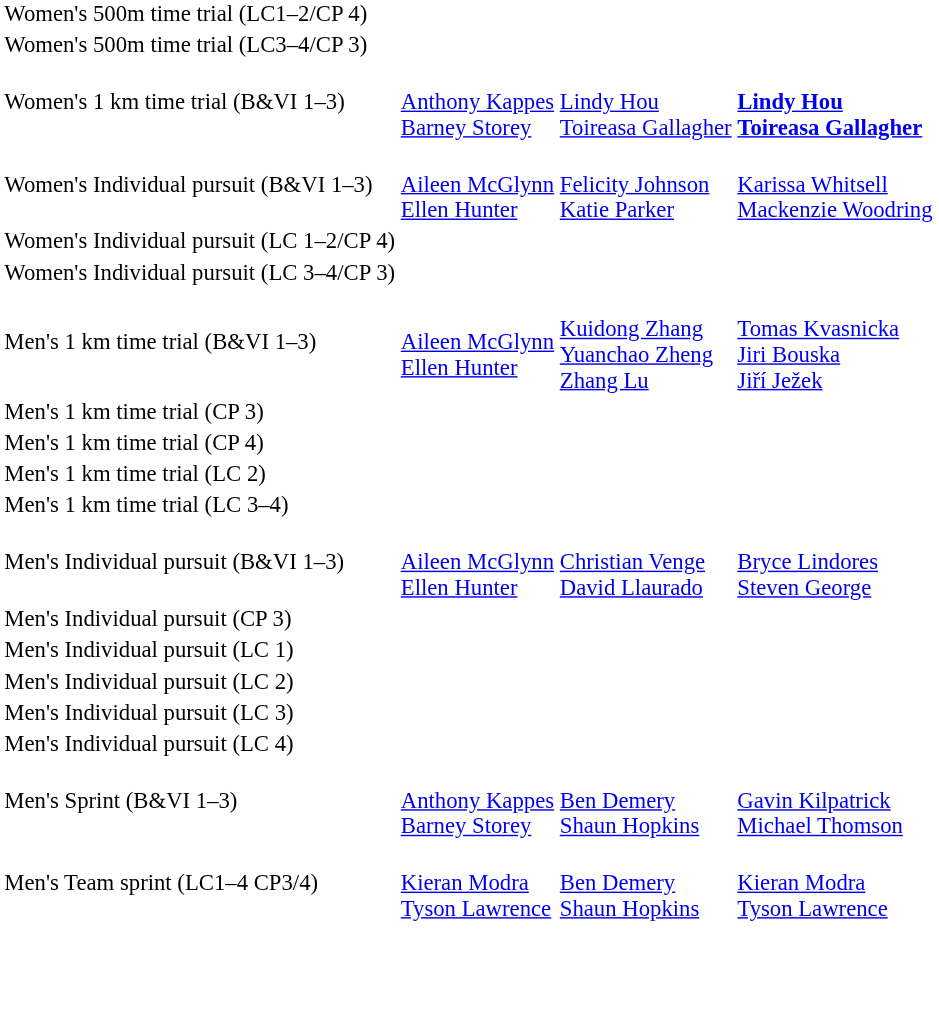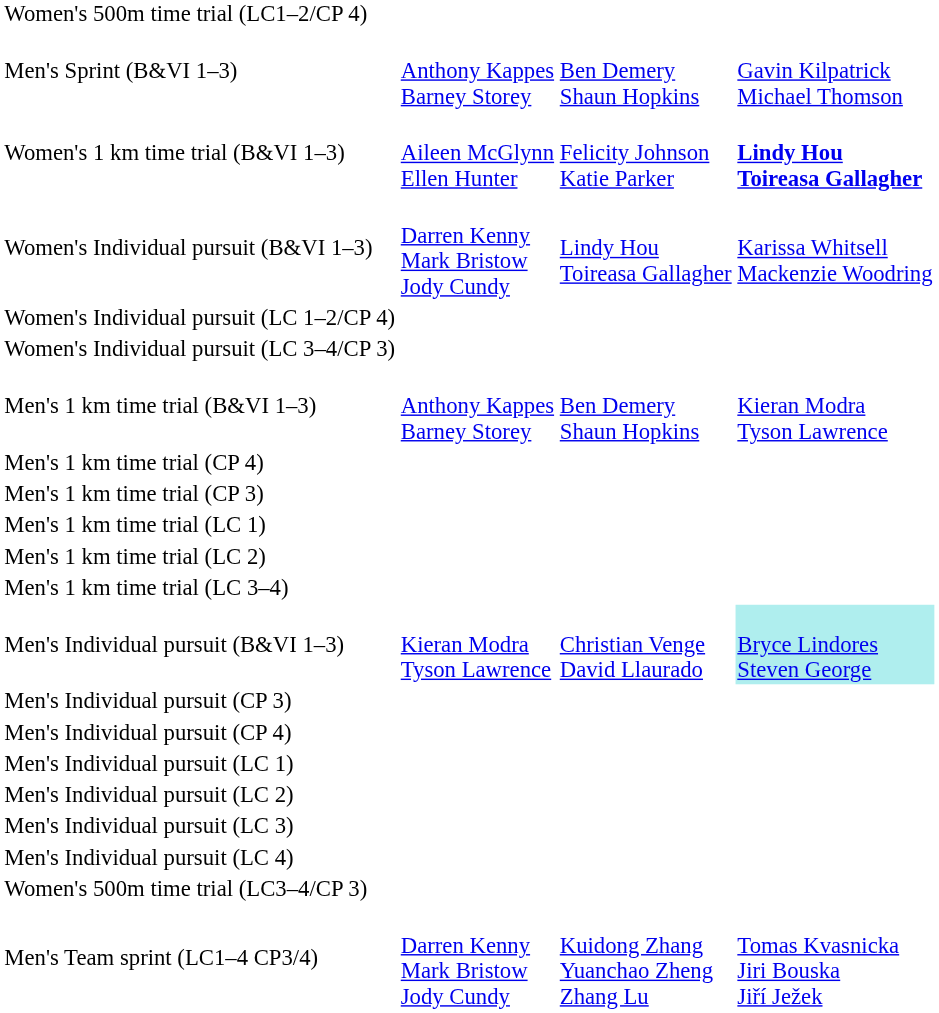rows swapped: (186, 45) <-> (121, 800)
(477, 114) Anthony Kappes Barney Storey -> (477, 165) Aileen McGlynn Ellen Hunter
(646, 114) Lindy Hou Toireasa Gallagher -> (635, 165) Felicity Johnson Katie Parker
(477, 197) Aileen McGlynn Ellen Hunter -> (465, 260) Darren Kenny Mark Bristow Jody Cundy
(635, 197) Felicity Johnson Katie Parker -> (646, 260) Lindy Hou Toireasa Gallagher
(477, 354) Aileen McGlynn Ellen Hunter -> (477, 418) Anthony Kappes Barney Storey
(636, 354) Kuidong Zhang Yuanchao Zheng Zhang Lu -> (630, 418) Ben Demery Shaun Hopkins
(818, 354) Tomas Kvasnicka Jiri Bouska Jiří Ježek -> (813, 418) Kieran Modra Tyson Lawrence
rows swapped: (134, 411) <-> (134, 442)
+ row: (135, 525)
(477, 574) Aileen McGlynn Ellen Hunter -> (476, 657) Kieran Modra Tyson Lawrence
(808, 574) no background -> (808, 657) paleturquoise background
+ row: (148, 732)
(476, 895) Kieran Modra Tyson Lawrence -> (465, 970) Darren Kenny Mark Bristow Jody Cundy
(630, 895) Ben Demery Shaun Hopkins -> (636, 970) Kuidong Zhang Yuanchao Zheng Zhang Lu
(813, 895) Kieran Modra Tyson Lawrence -> (818, 970) Tomas Kvasnicka Jiri Bouska Jiří Ježek
